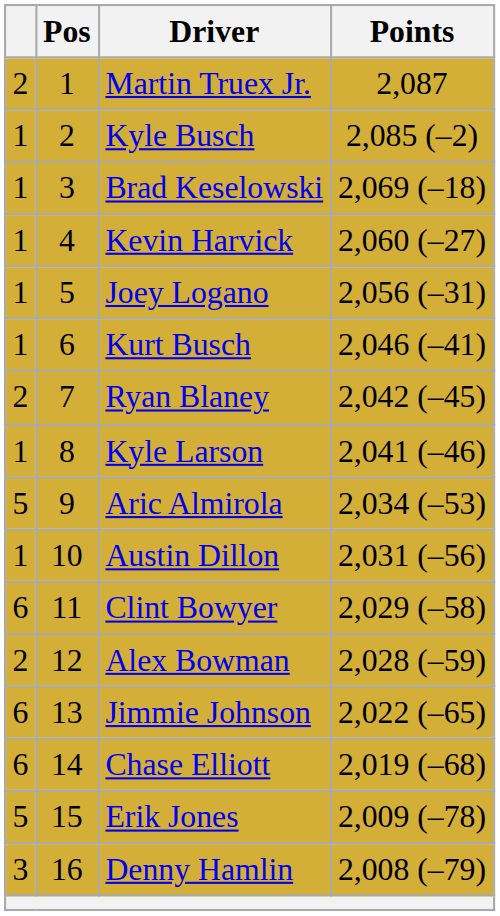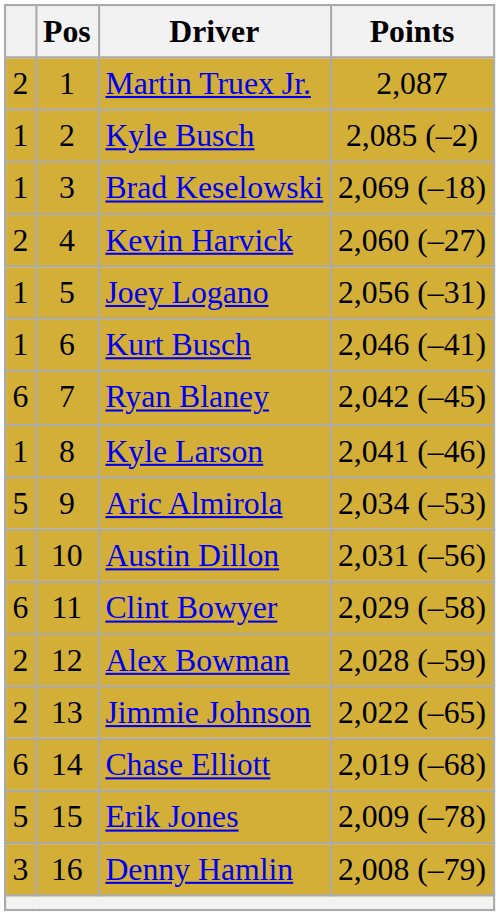(20, 240) 1 -> (20, 240) 2
(20, 397) 2 -> (20, 397) 6
(20, 711) 6 -> (20, 711) 2
